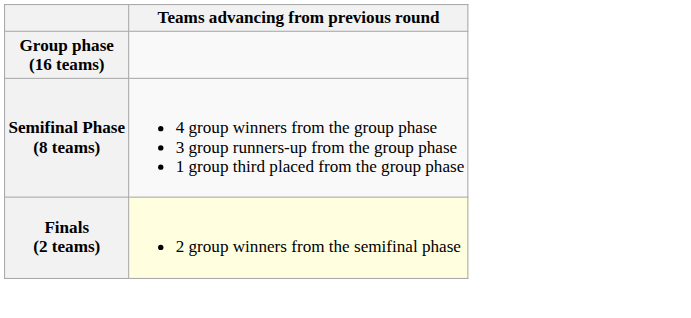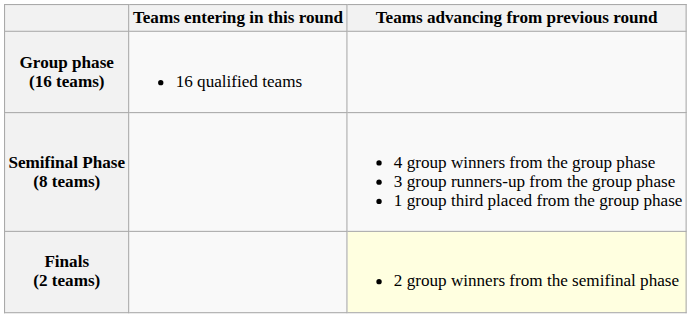+ column: (238, 18)
